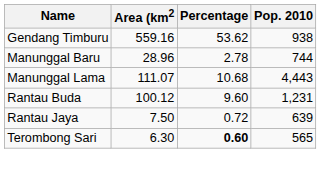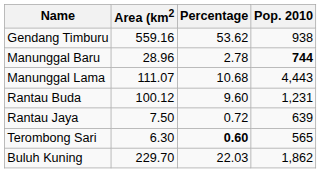(303, 58) normal -> (303, 58) bold
+ row: (45, 158)
